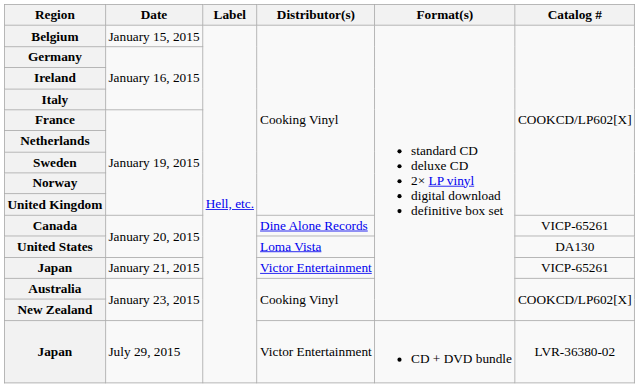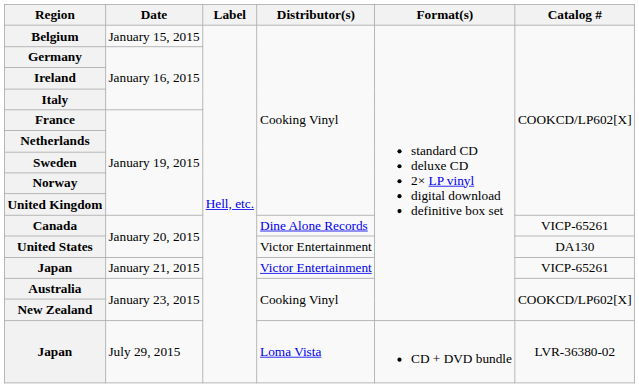(291, 246) Loma Vista -> (316, 246) Victor Entertainment
(316, 351) Victor Entertainment -> (291, 351) Loma Vista
